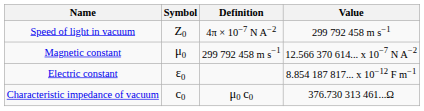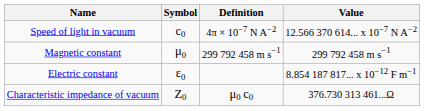(180, 31) Z0 -> (180, 31) c0
(351, 31) 299 792 458 m s−1 -> (351, 31) 12.566 370 614... x 10−7 N A−2
(351, 52) 12.566 370 614... x 10−7 N A−2 -> (351, 52) 299 792 458 m s−1
(180, 95) c0 -> (180, 95) Z0
